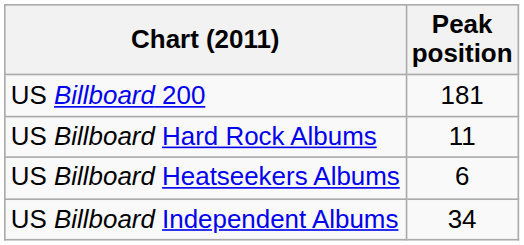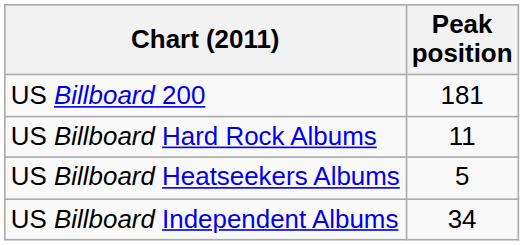(462, 177) 6 -> (462, 177) 5
